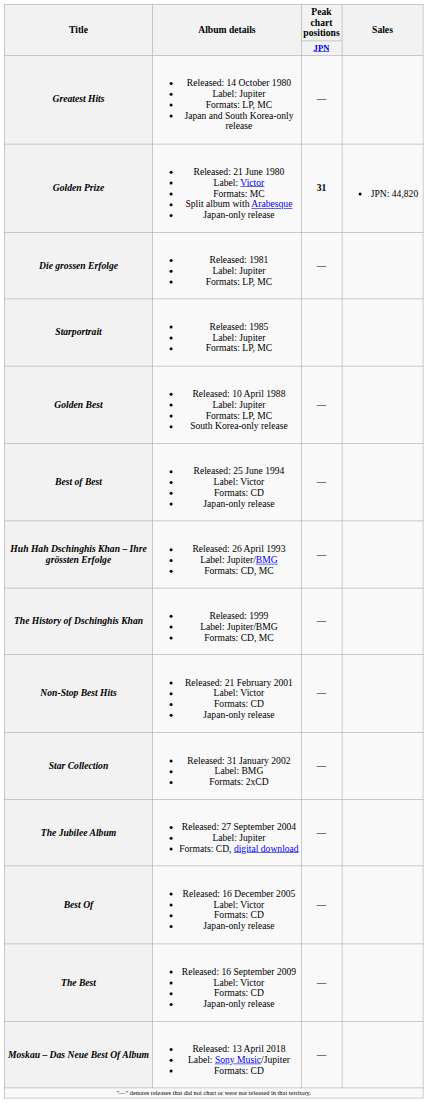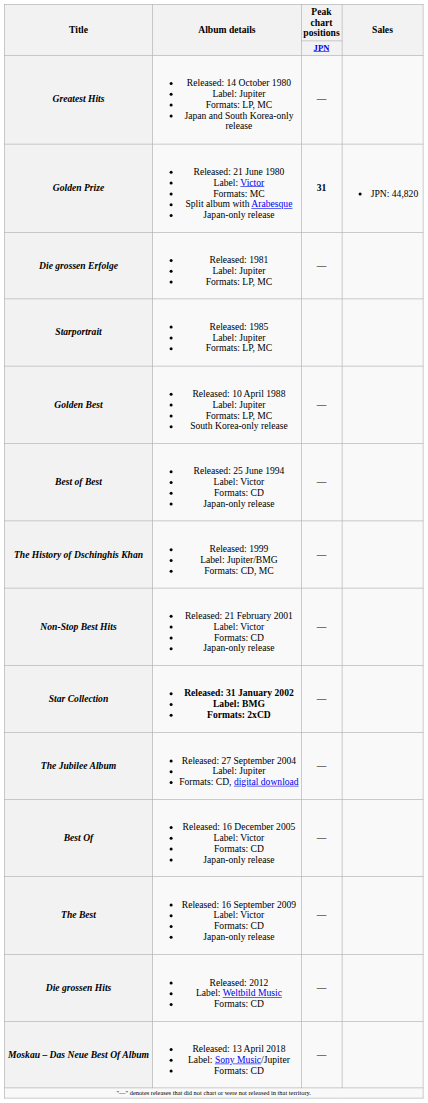- row: (79, 554)
(227, 771) normal -> (227, 704) bold
+ row: (79, 988)
